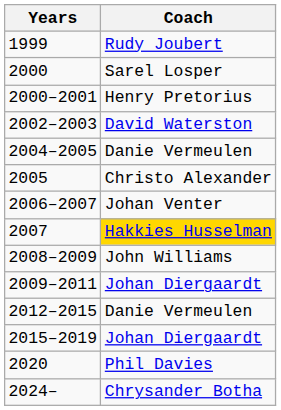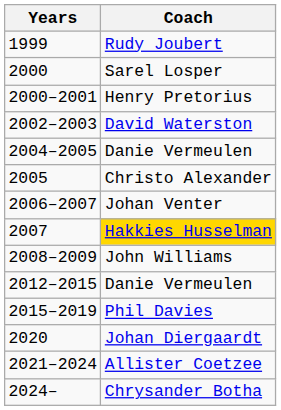- row: (53, 285)
(183, 338) Johan Diergaardt -> (159, 312) Phil Davies
(159, 365) Phil Davies -> (183, 338) Johan Diergaardt
+ row: (53, 365)
